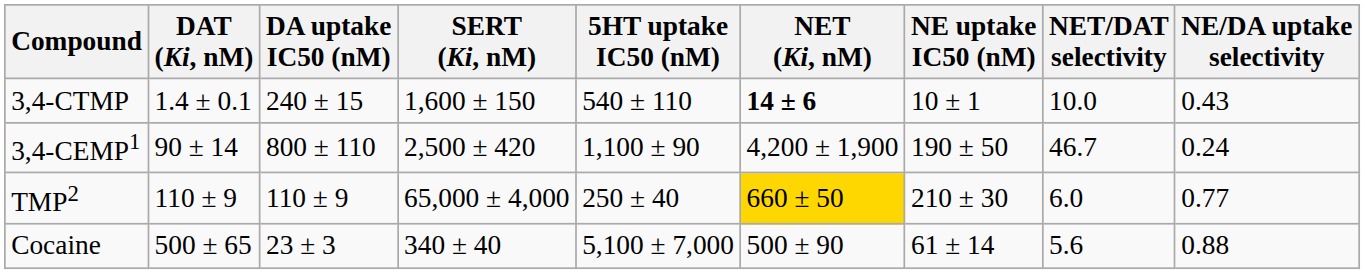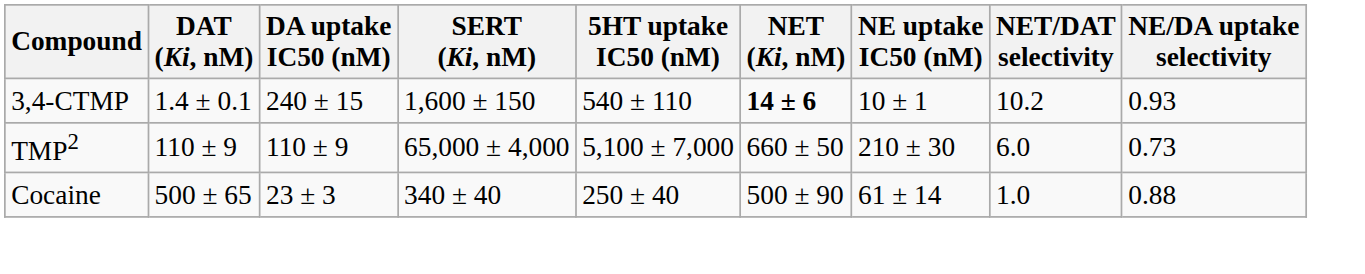(1073, 100) 10.0 -> (1020, 100) 10.2
(1205, 100) 0.43 -> (1152, 100) 0.93
- row: (76, 147)
(631, 198) 250 ± 40 -> (658, 147) 5,100 ± 7,000
(795, 198) gold background -> (795, 147) no background
(1205, 198) 0.77 -> (1152, 147) 0.73
(658, 245) 5,100 ± 7,000 -> (631, 194) 250 ± 40
(1066, 245) 5.6 -> (1013, 194) 1.0
